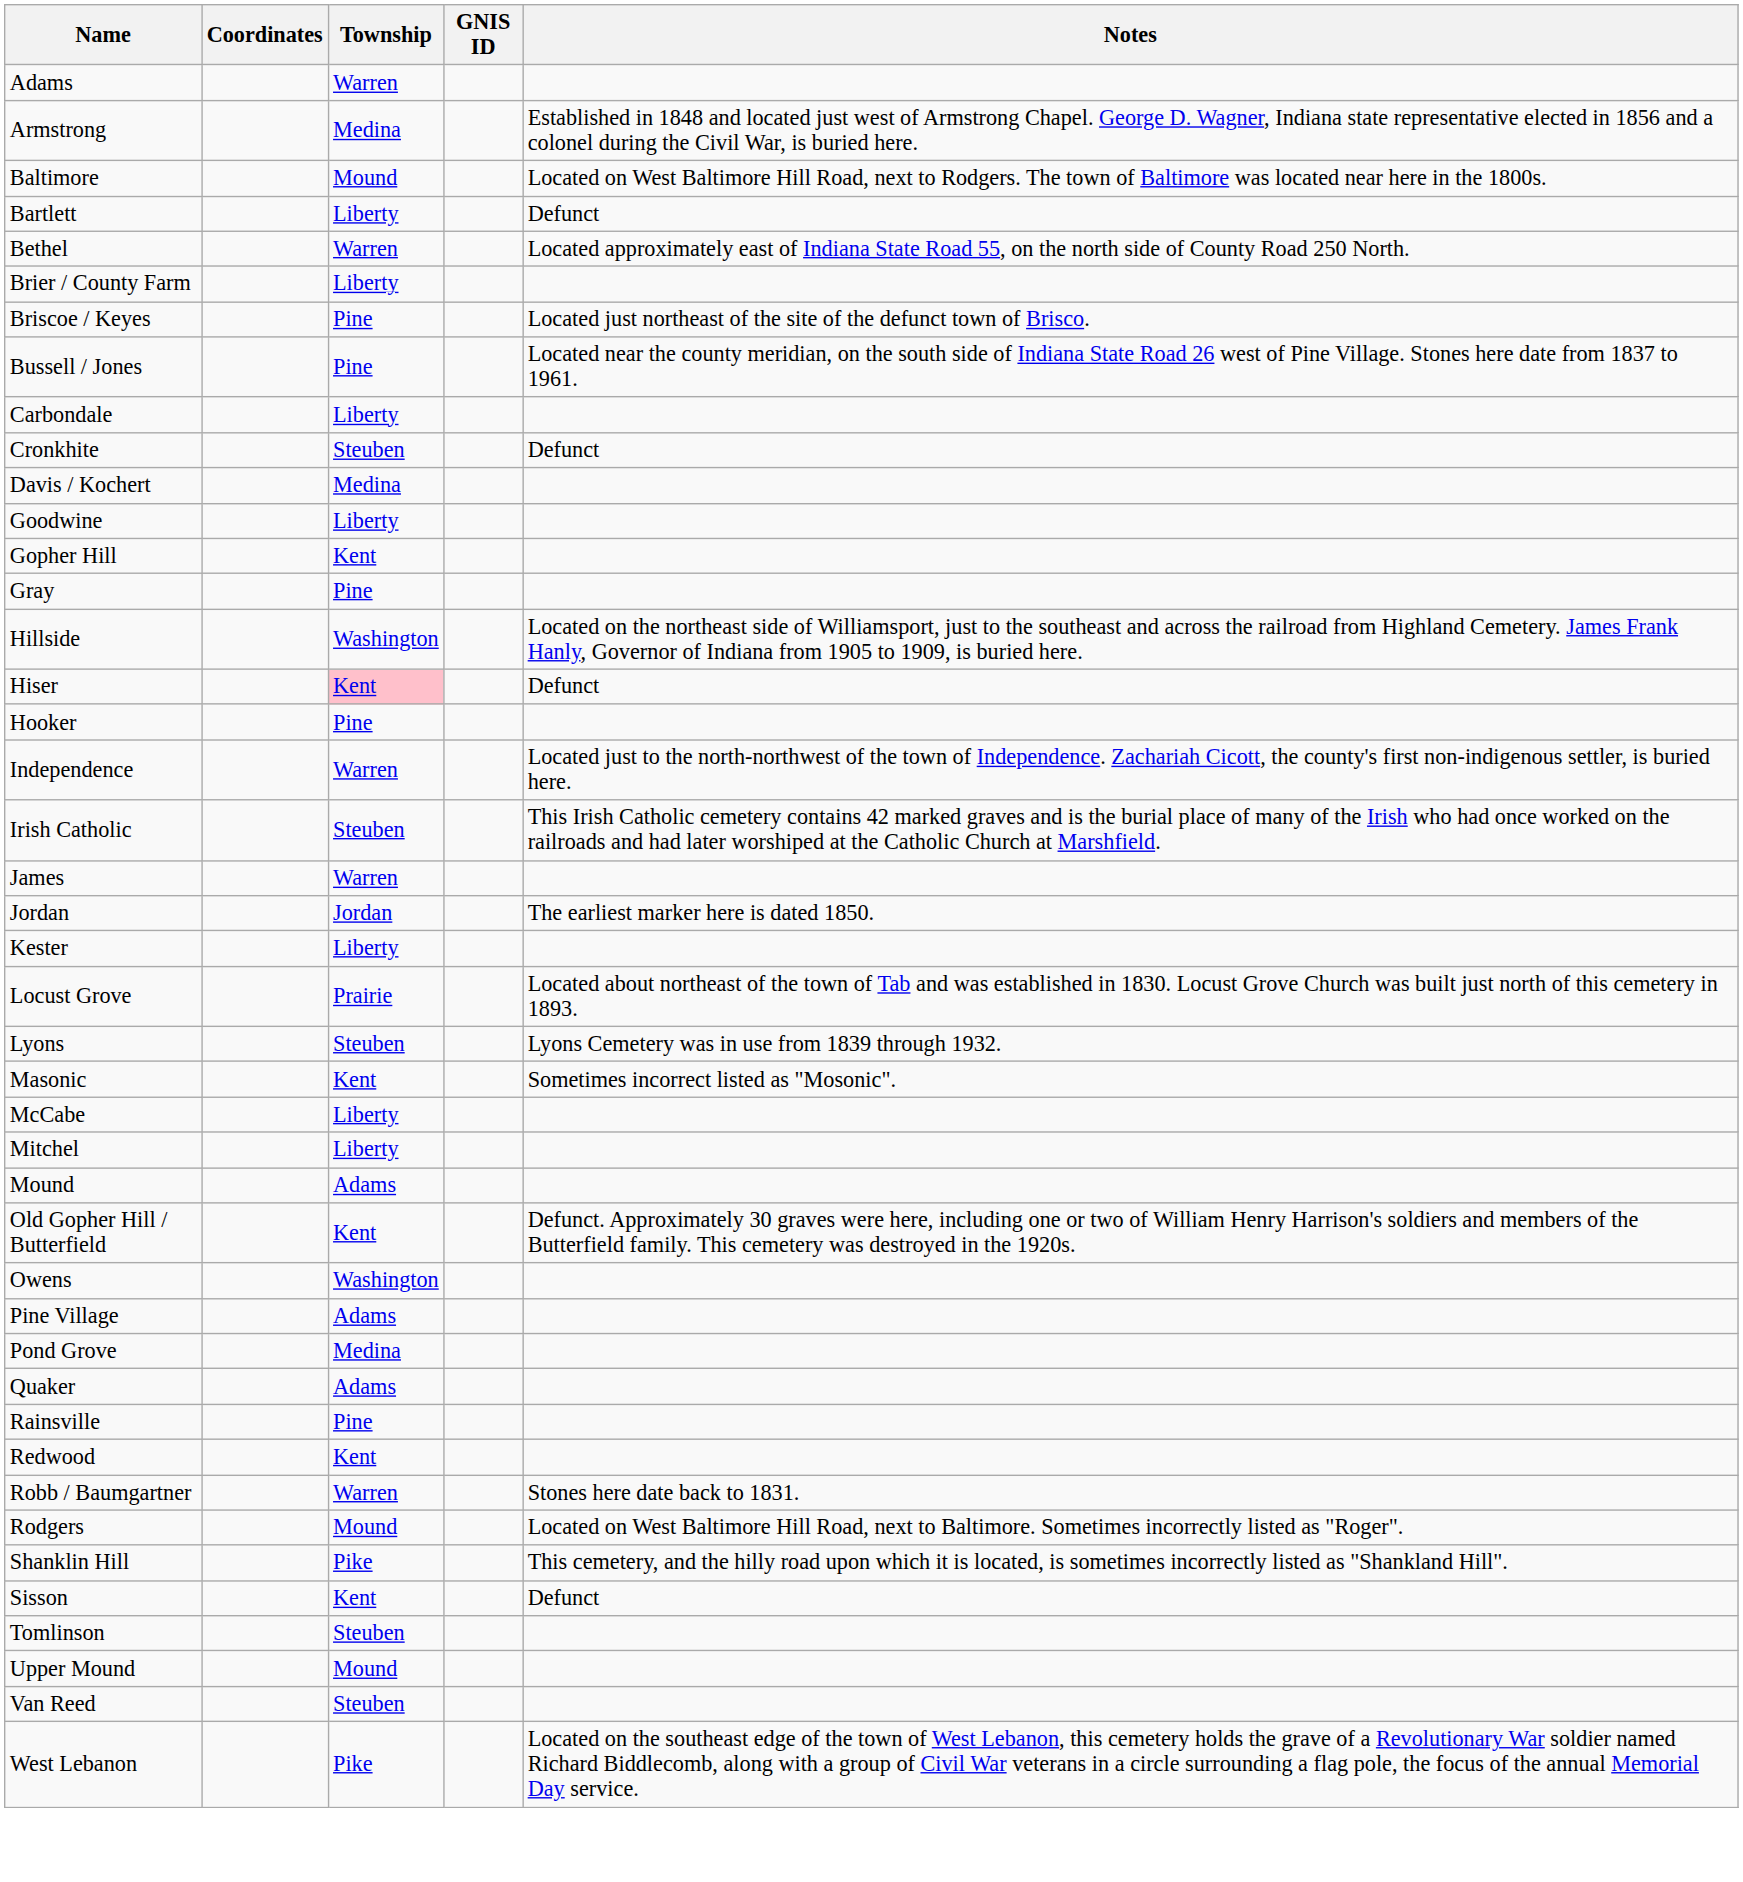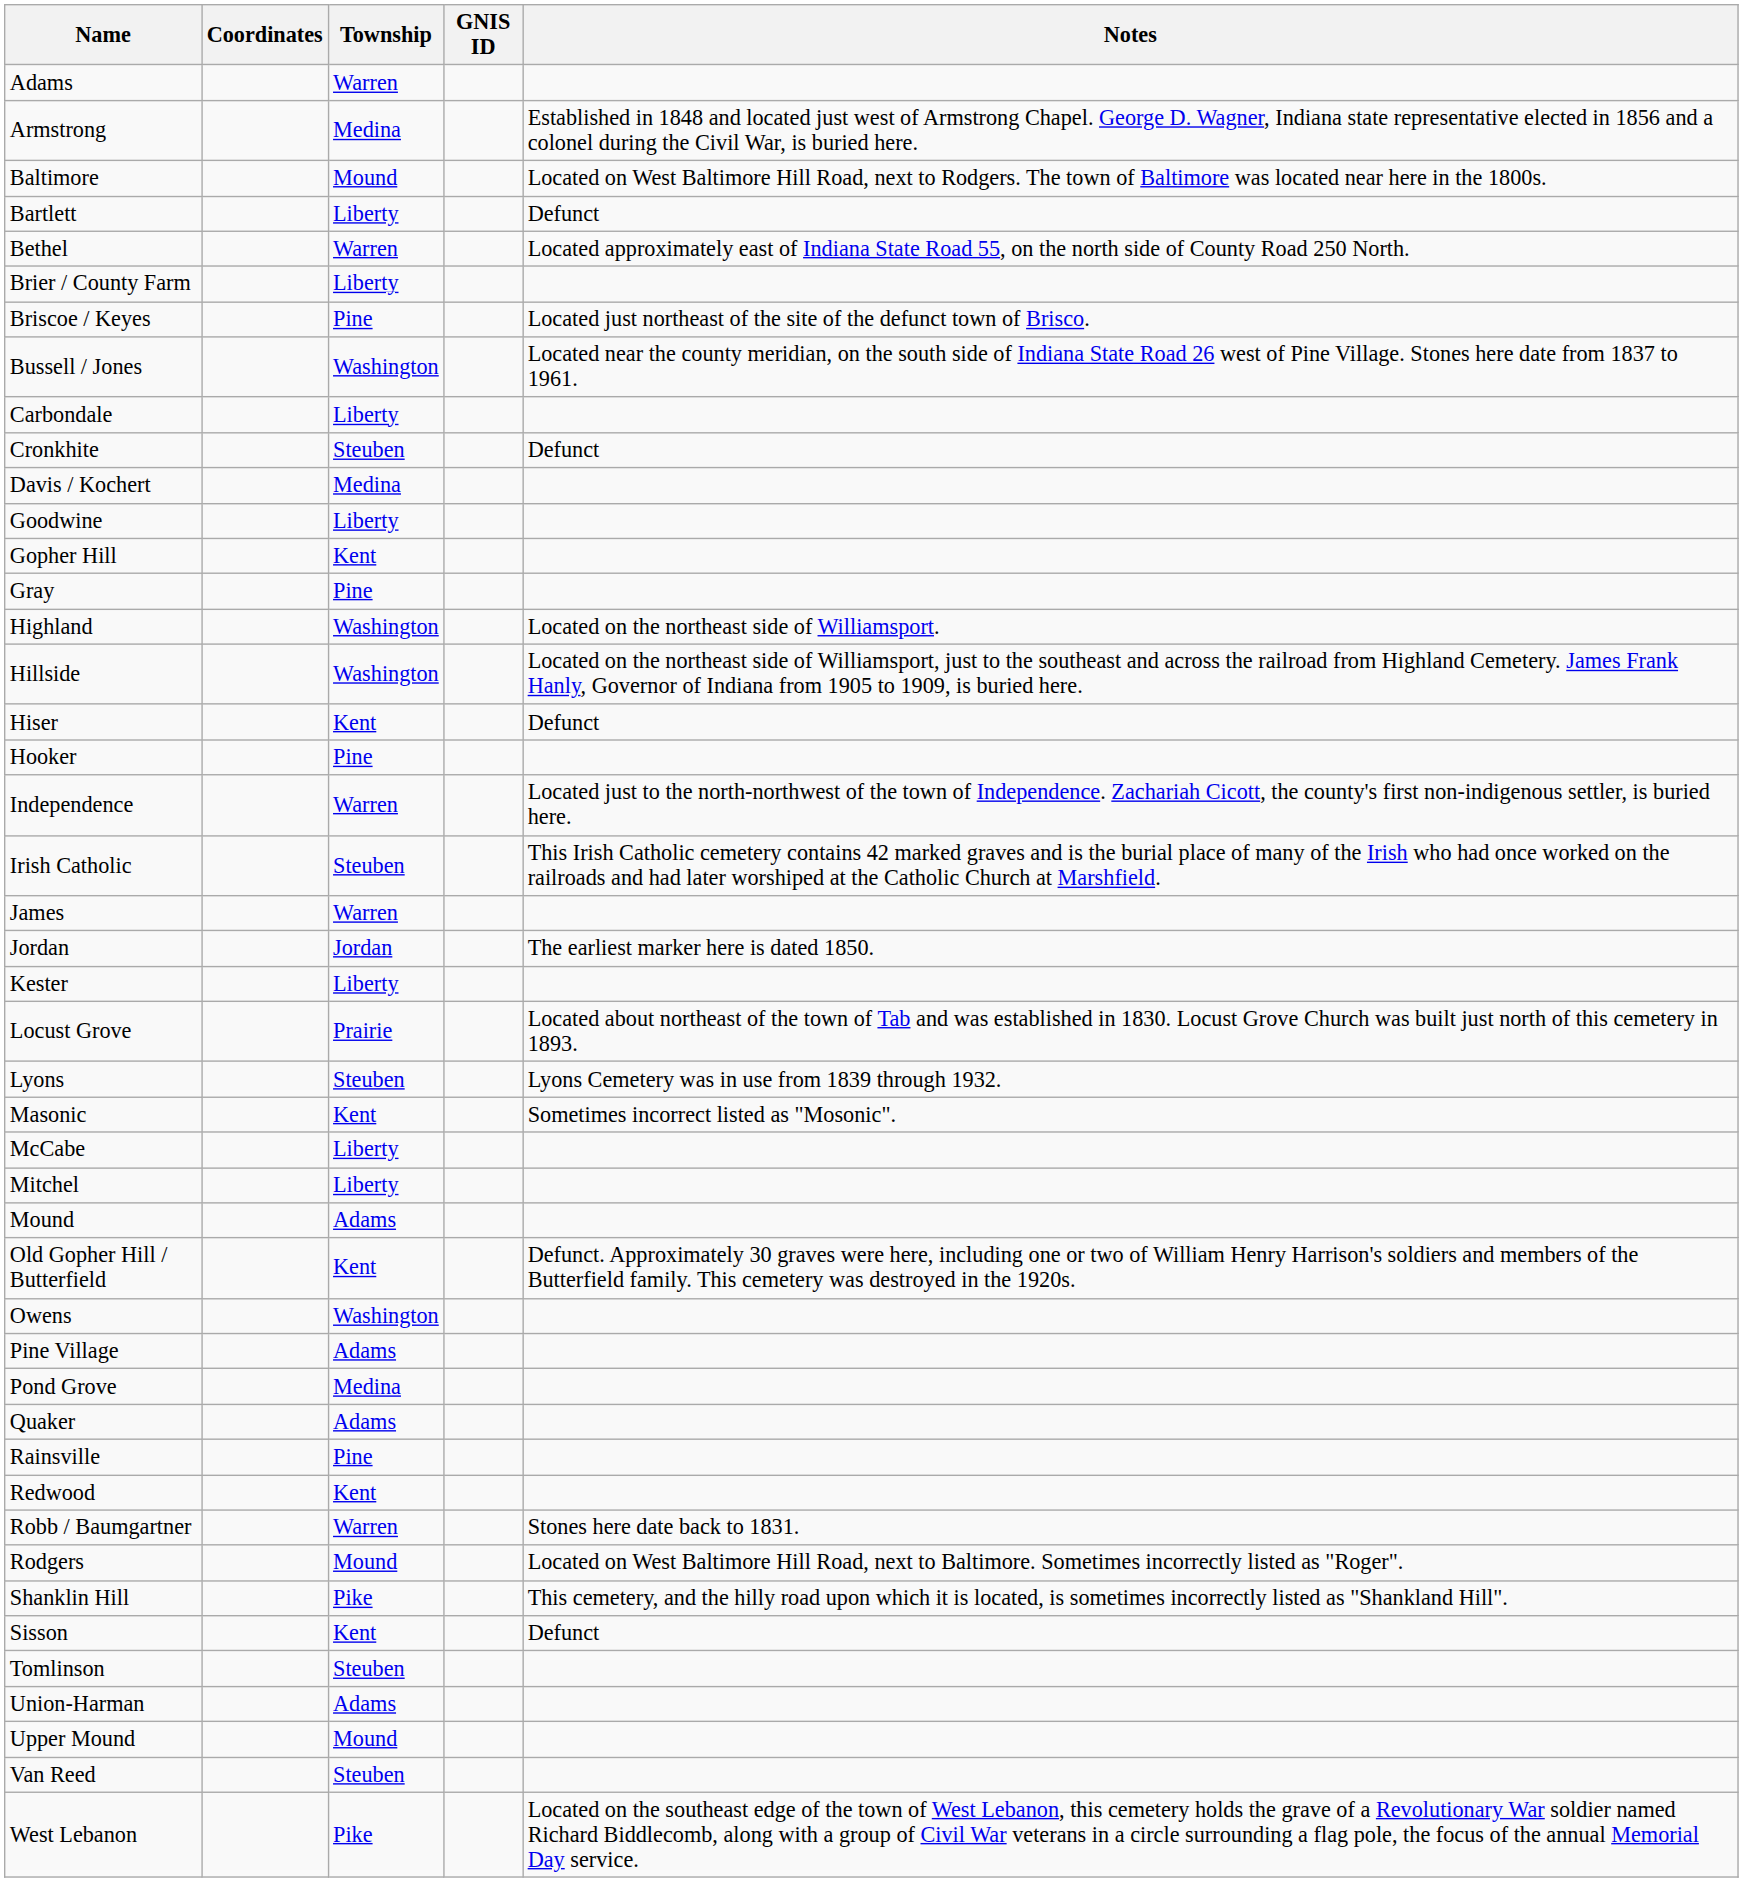(353, 366) Pine -> (386, 366) Washington
+ row: (51, 626)
(355, 686) pink background -> (355, 721) no background
+ row: (77, 1703)
